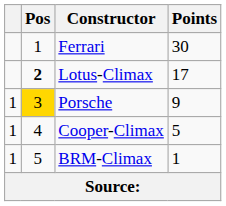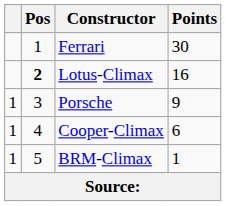(180, 74) 17 -> (180, 74) 16
(38, 102) gold background -> (38, 102) no background
(176, 131) 5 -> (176, 131) 6
